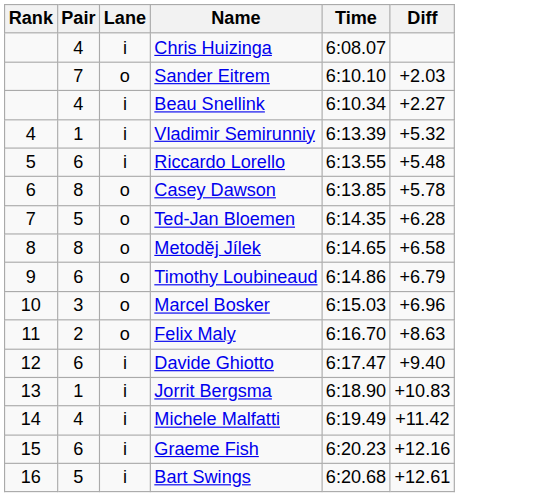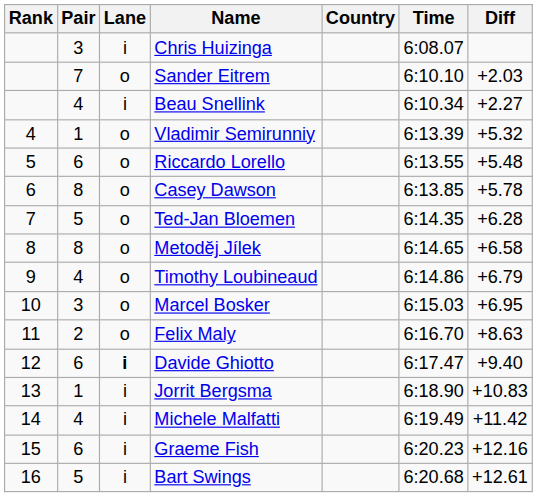+ column: (360, 18)
(78, 47) 4 -> (78, 47) 3
(125, 133) i -> (125, 133) o
(125, 162) i -> (125, 162) o
(78, 276) 6 -> (78, 276) 4
(422, 305) +6.96 -> (500, 305) +6.95
(125, 362) normal -> (125, 362) bold
